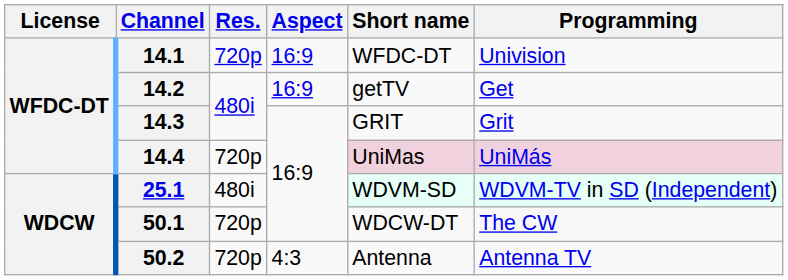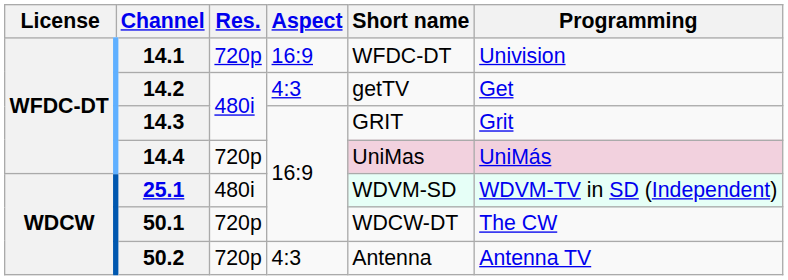(292, 88) 16:9 -> (286, 88) 4:3
